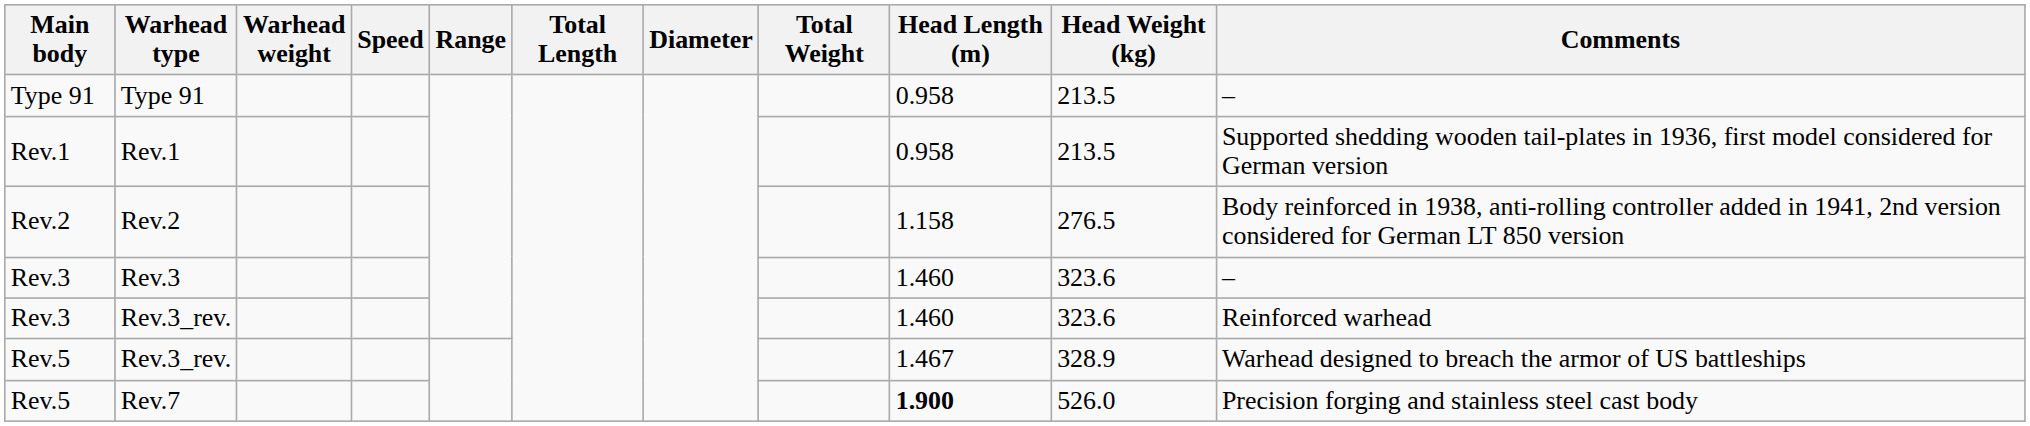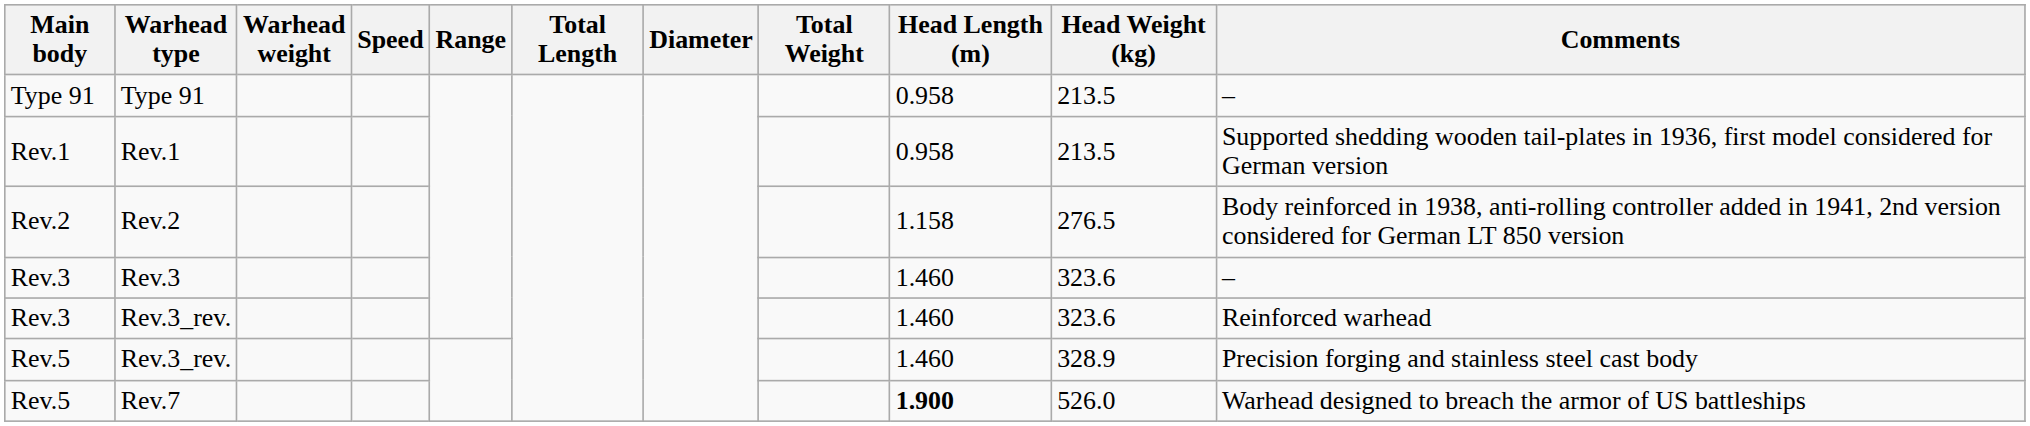(925, 359) 1.467 -> (925, 359) 1.460
(1514, 359) Warhead designed to breach the armor of US battleships -> (1460, 359) Precision forging and stainless steel cast body
(1460, 400) Precision forging and stainless steel cast body -> (1514, 400) Warhead designed to breach the armor of US battleships
